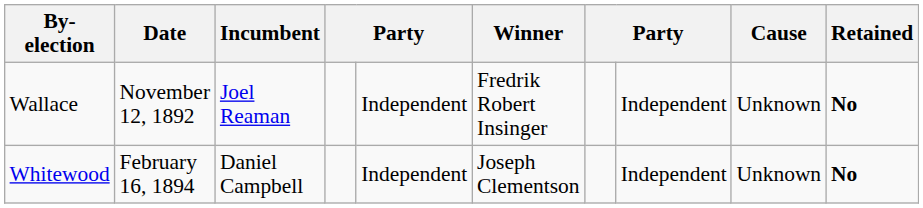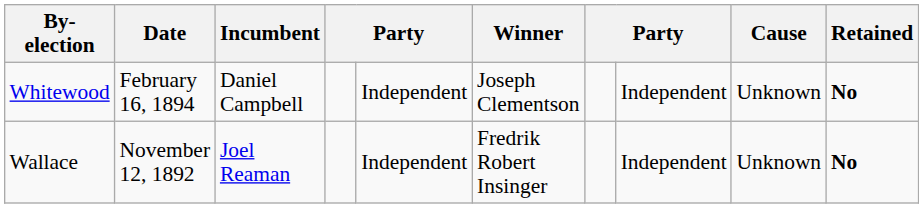rows swapped: (60, 173) <-> (44, 103)
